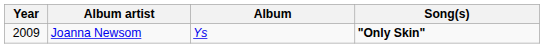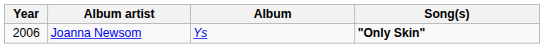(26, 33) 2009 -> (26, 33) 2006
